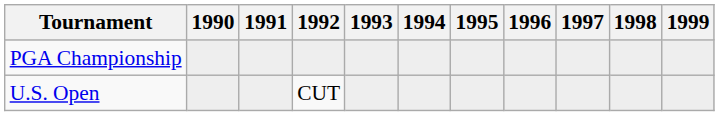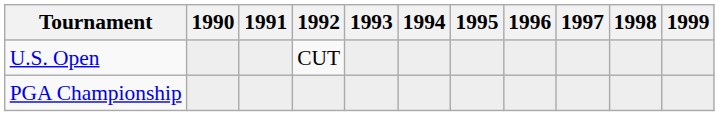rows swapped: (55, 93) <-> (96, 57)
